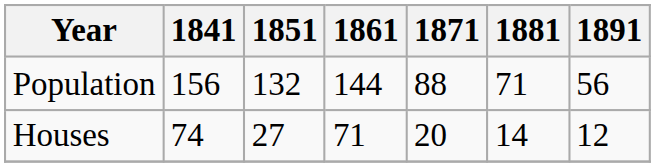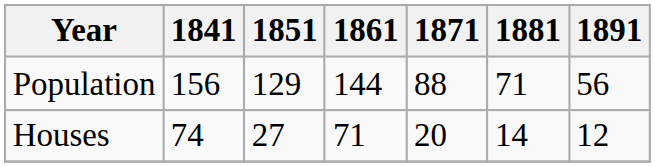(276, 82) 132 -> (276, 82) 129
